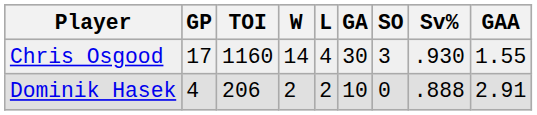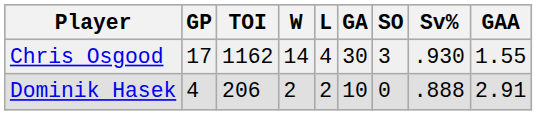(248, 57) 1160 -> (248, 57) 1162
